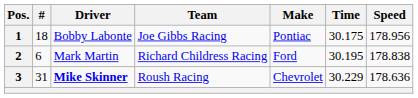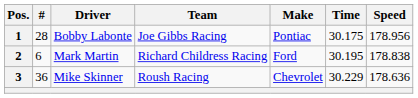(42, 35) 18 -> (42, 35) 28
(42, 77) 31 -> (42, 77) 36
(91, 77) bold -> (88, 77) normal
